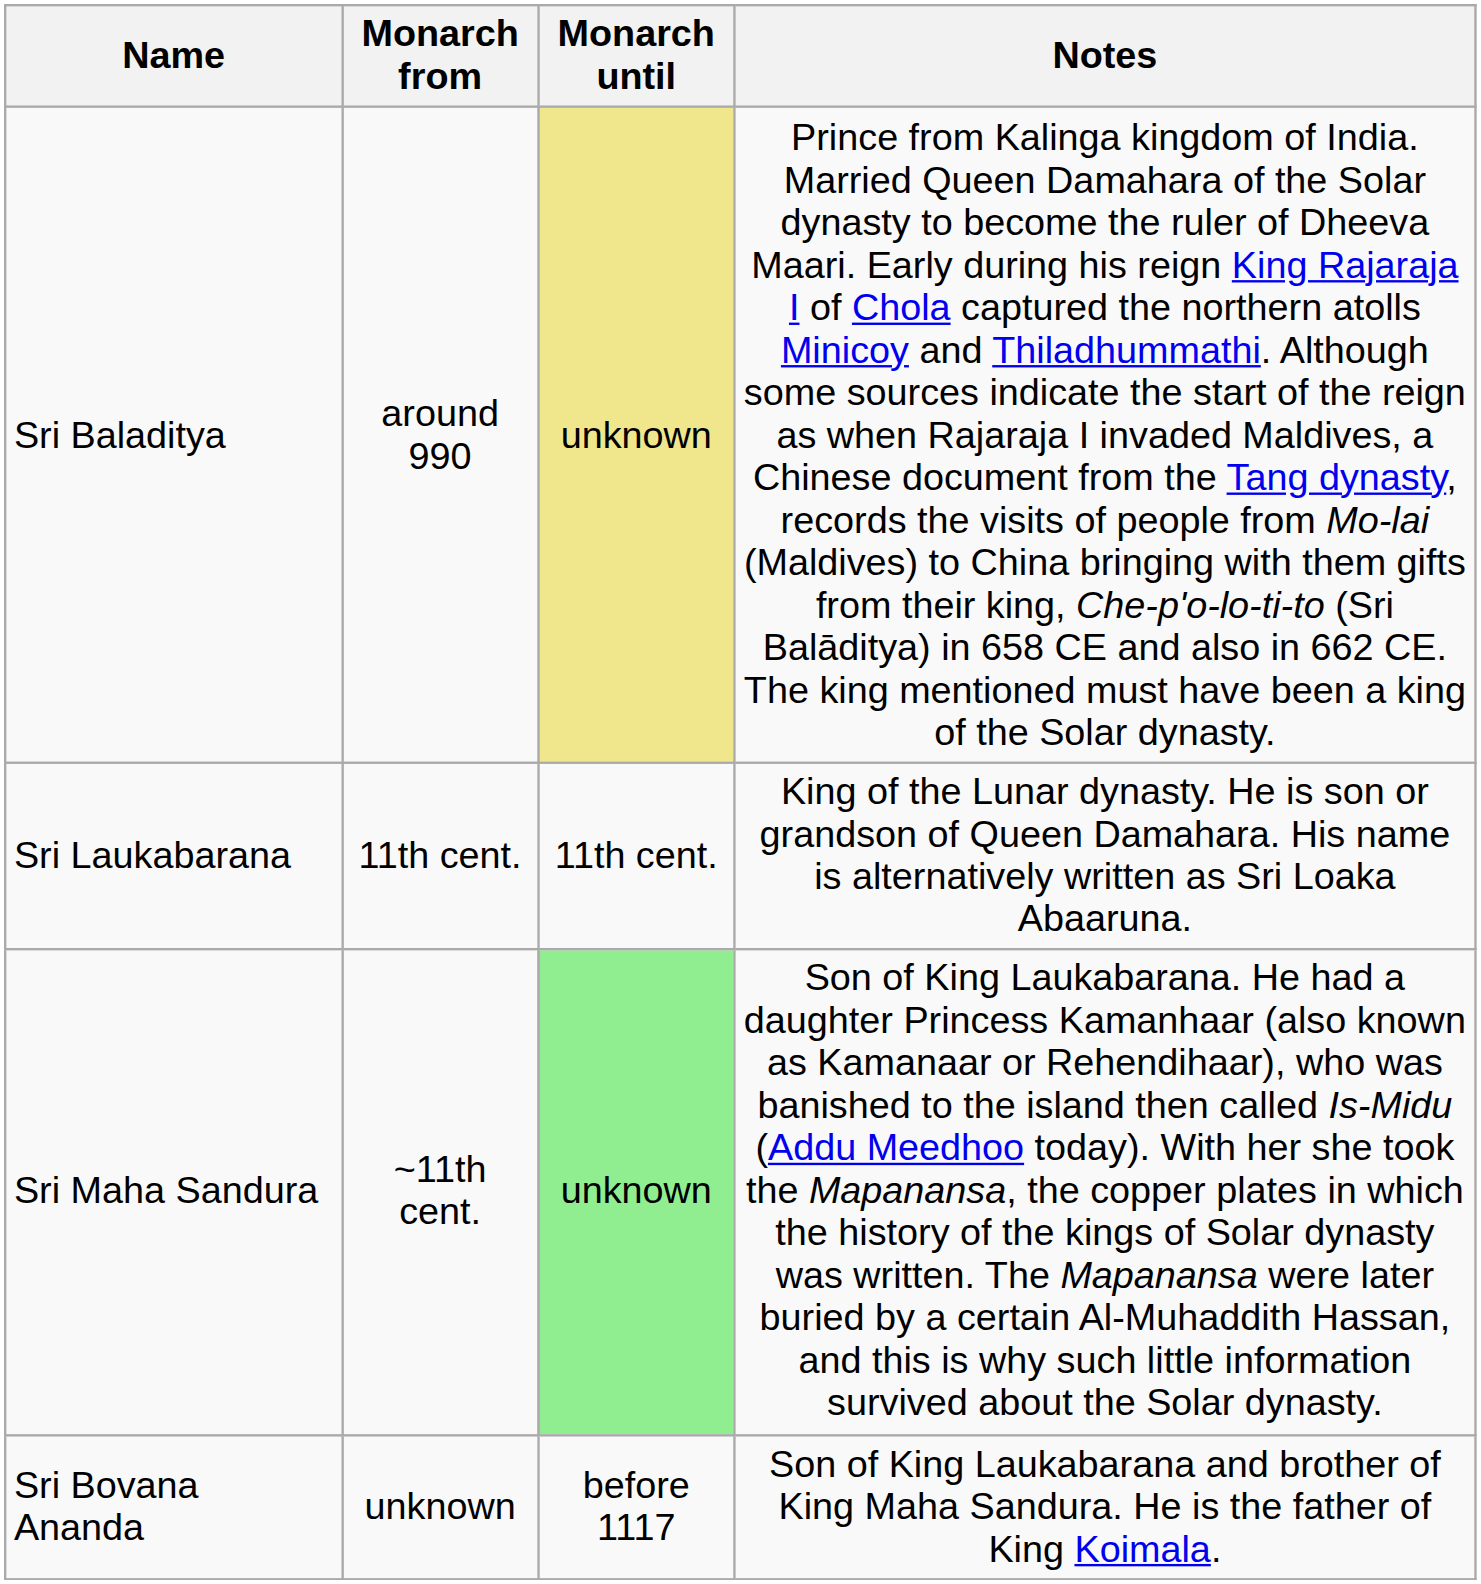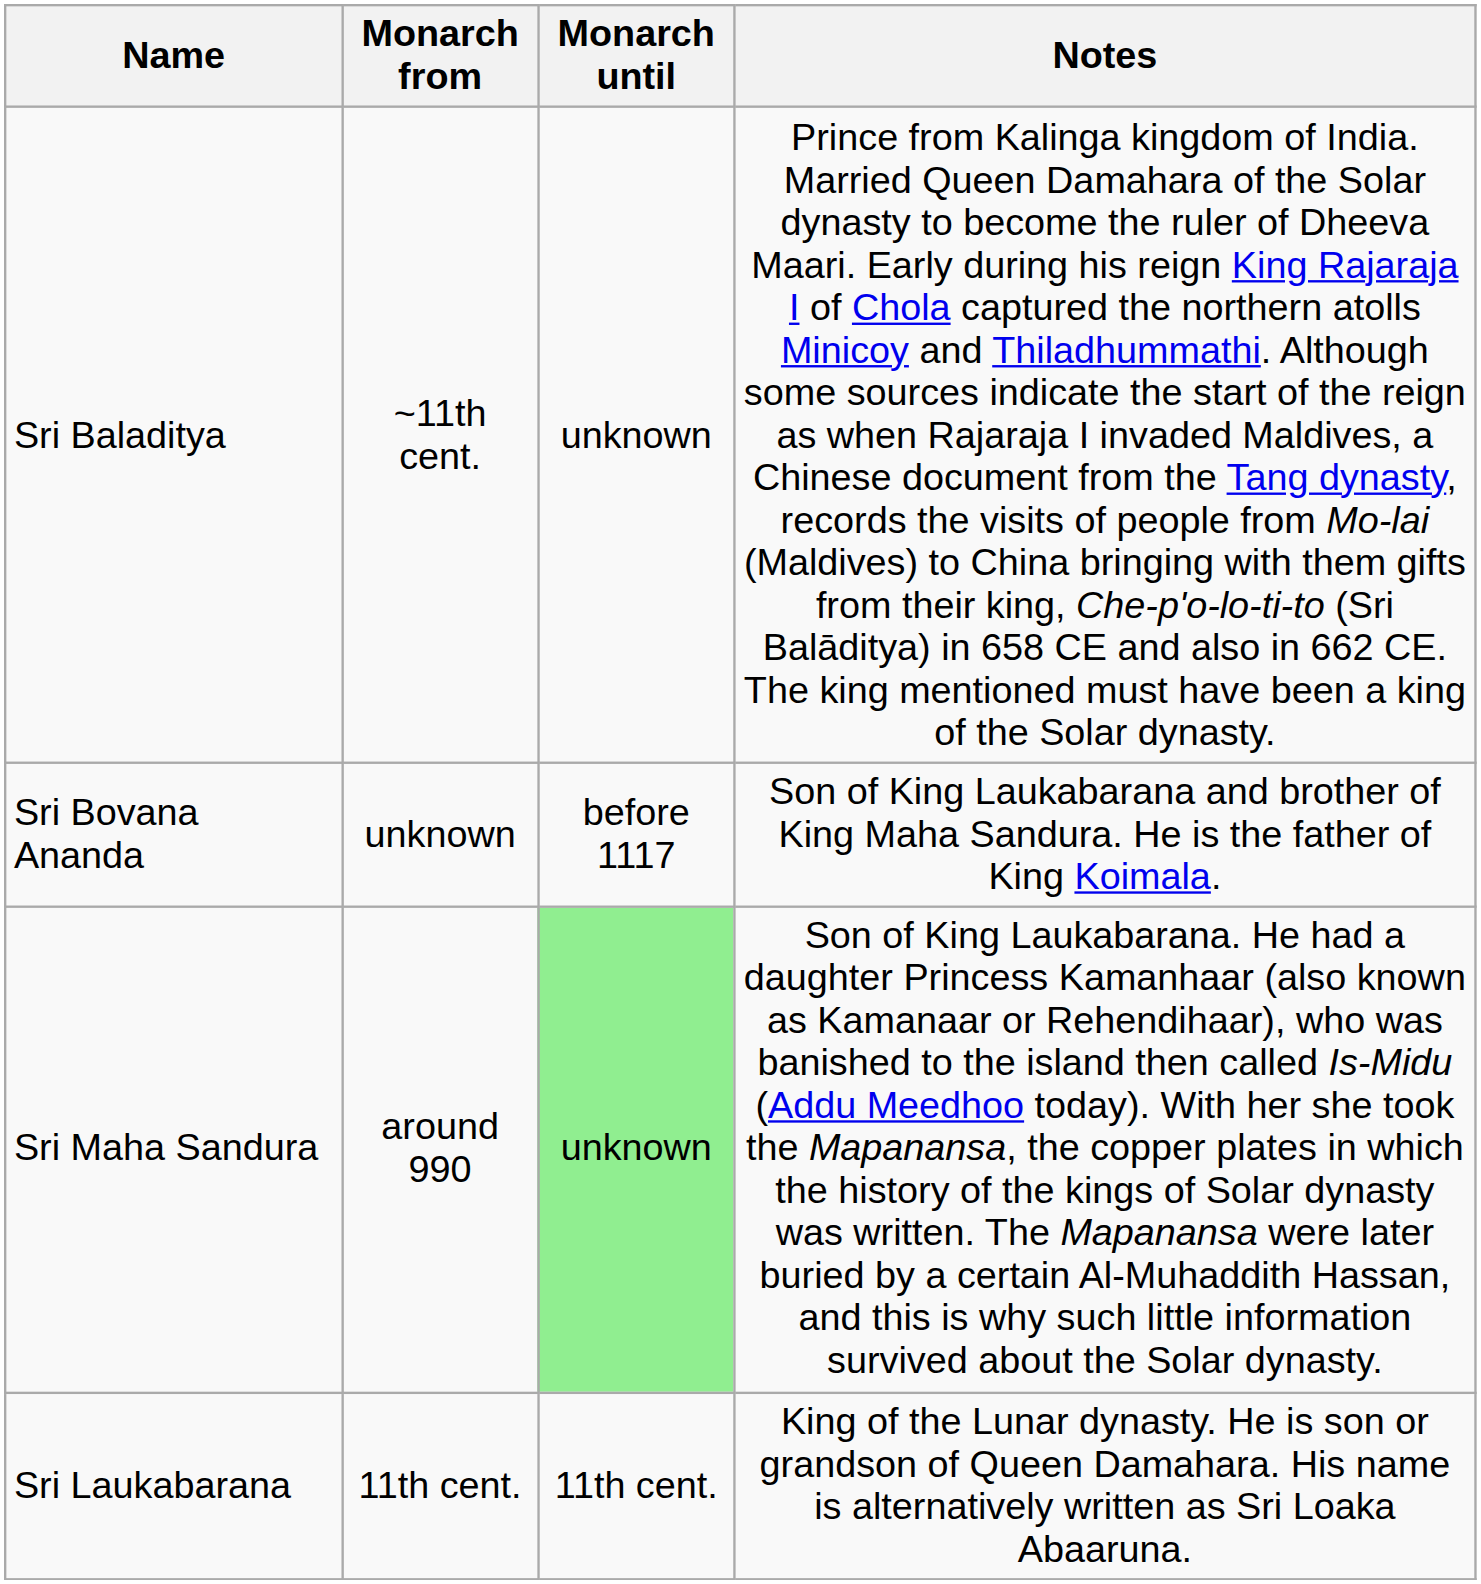(440, 434) around 990 -> (440, 434) ~11th cent.
(636, 434) khaki background -> (636, 434) no background
rows swapped: (152, 855) <-> (106, 1505)
(440, 1191) ~11th cent. -> (440, 1148) around 990
